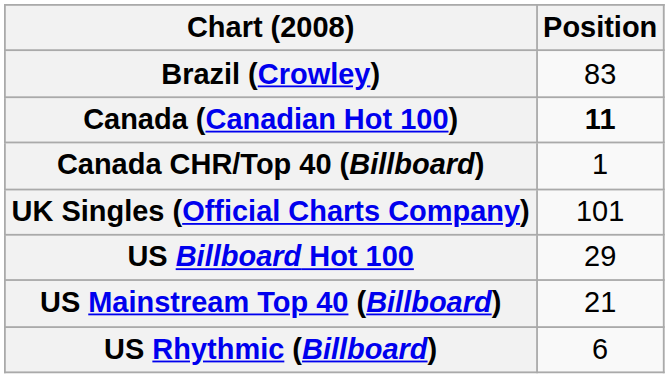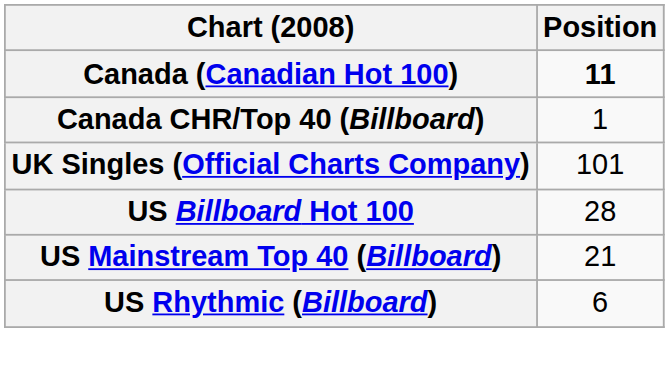- row: (271, 73)
(600, 257) 29 -> (600, 211) 28
